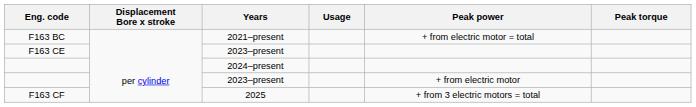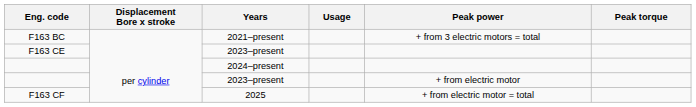(478, 37) + from electric motor = total -> (478, 37) + from 3 electric motors = total
(478, 95) + from 3 electric motors = total -> (478, 95) + from electric motor = total
